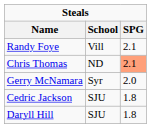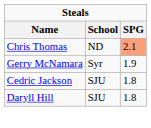- row: (33, 47)
(130, 81) 2.0 -> (130, 64) 1.9
